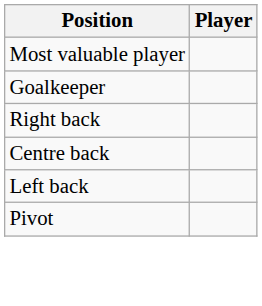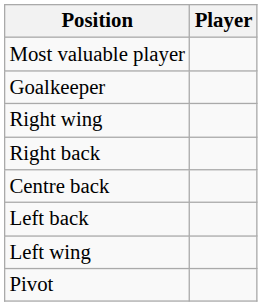+ row: (56, 119)
+ row: (50, 251)
